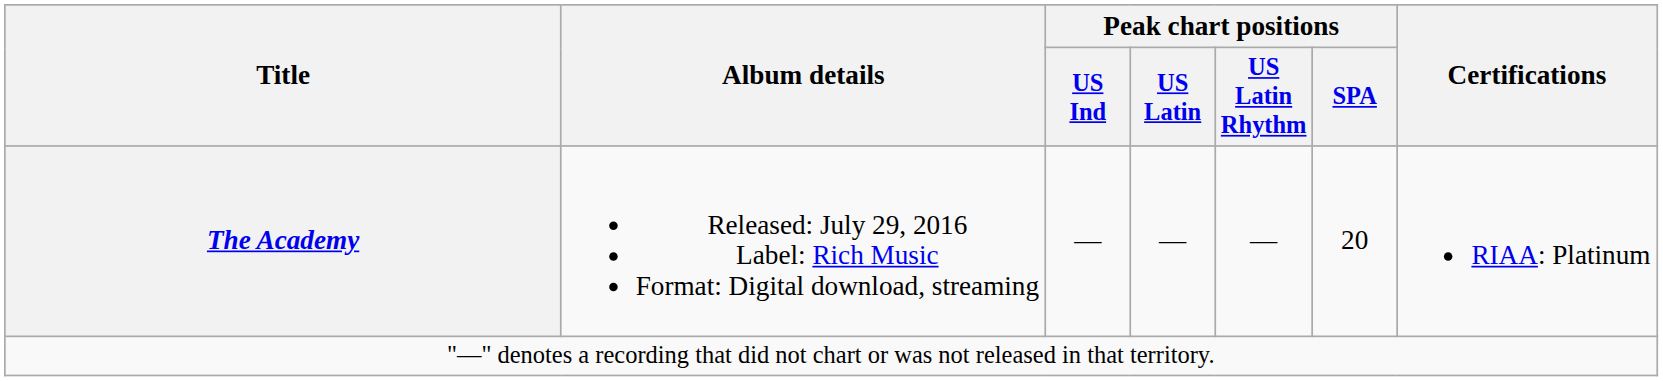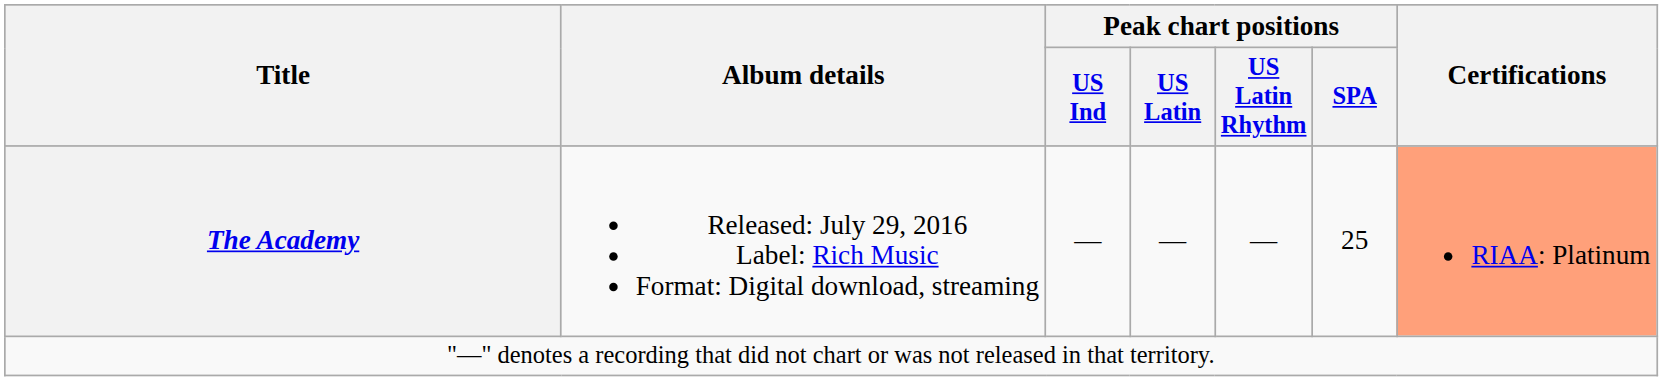(1355, 240) 20 -> (1355, 240) 25
(1527, 256) no background -> (1527, 256) lightsalmon background
